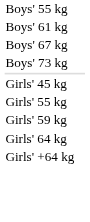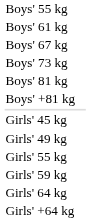+ row: (37, 81)
+ row: (40, 99)
+ row: (36, 138)
